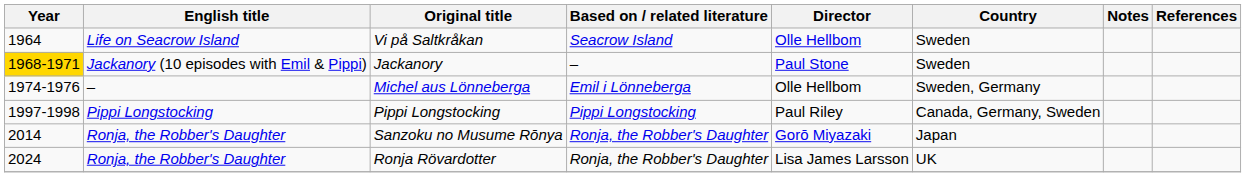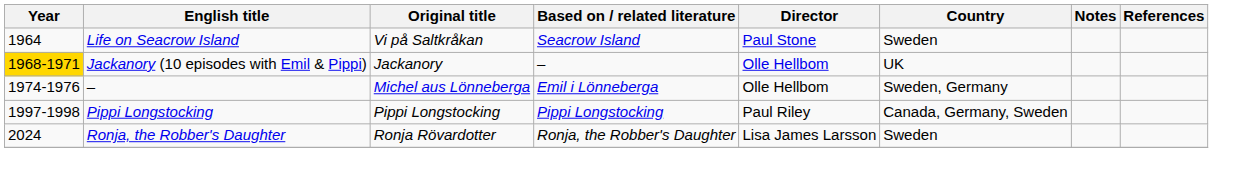(818, 40) Olle Hellbom -> (779, 40) Paul Stone
(812, 64) Paul Stone -> (786, 64) Olle Hellbom
(943, 64) Sweden -> (894, 64) UK
- row: (468, 135)
(926, 159) UK -> (910, 135) Sweden
